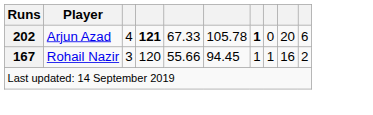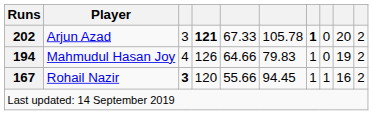(129, 36) 4 -> (185, 36) 3
(305, 36) 6 -> (361, 36) 2
+ row: (111, 57)
(129, 57) normal -> (185, 78) bold
